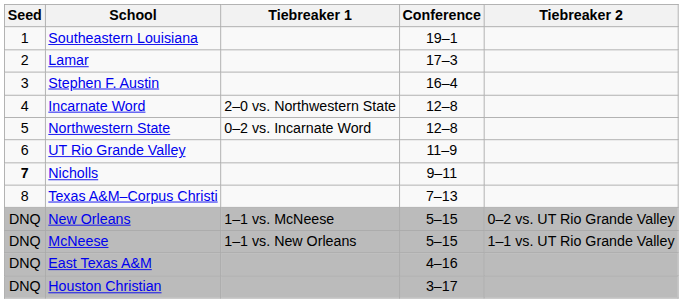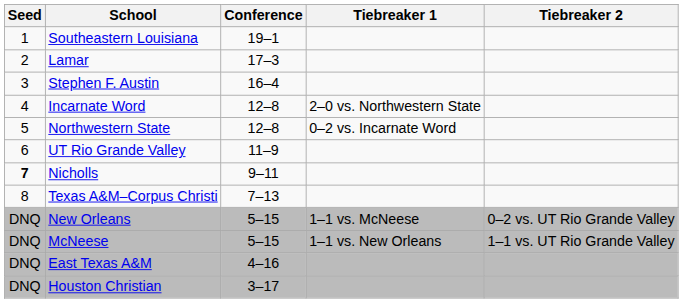columns swapped: (442, 15) <-> (310, 15)
